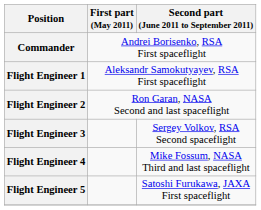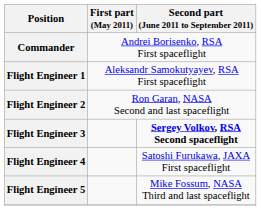(196, 133) normal -> (196, 133) bold
(196, 161) Mike Fossum, NASA Third and last spaceflight -> (196, 161) Satoshi Furukawa, JAXA First spaceflight
(196, 190) Satoshi Furukawa, JAXA First spaceflight -> (196, 190) Mike Fossum, NASA Third and last spaceflight
